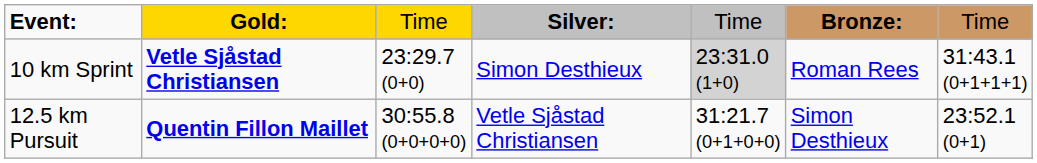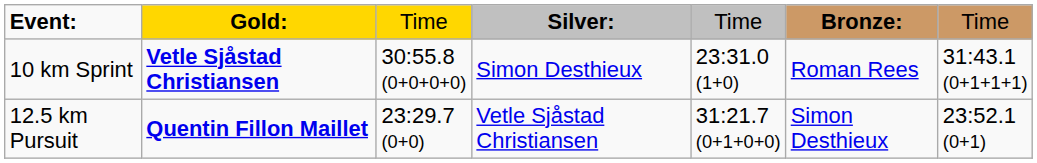(418, 68) 23:29.7 (0+0) -> (424, 68) 30:55.8 (0+0+0+0)
(732, 68) lightgrey background -> (732, 68) no background
(424, 128) 30:55.8 (0+0+0+0) -> (418, 128) 23:29.7 (0+0)
